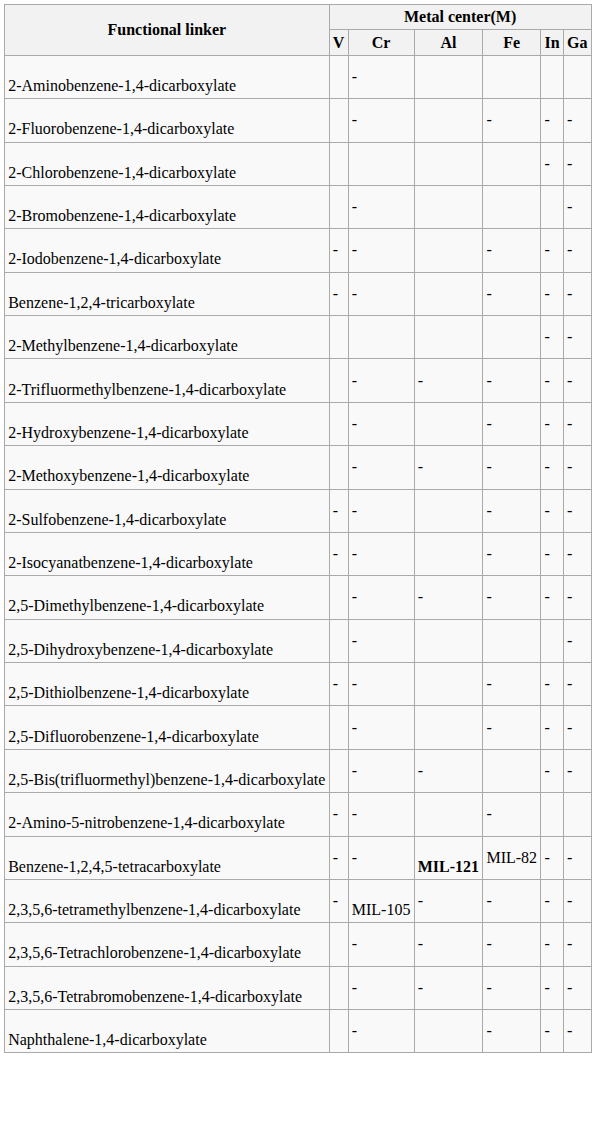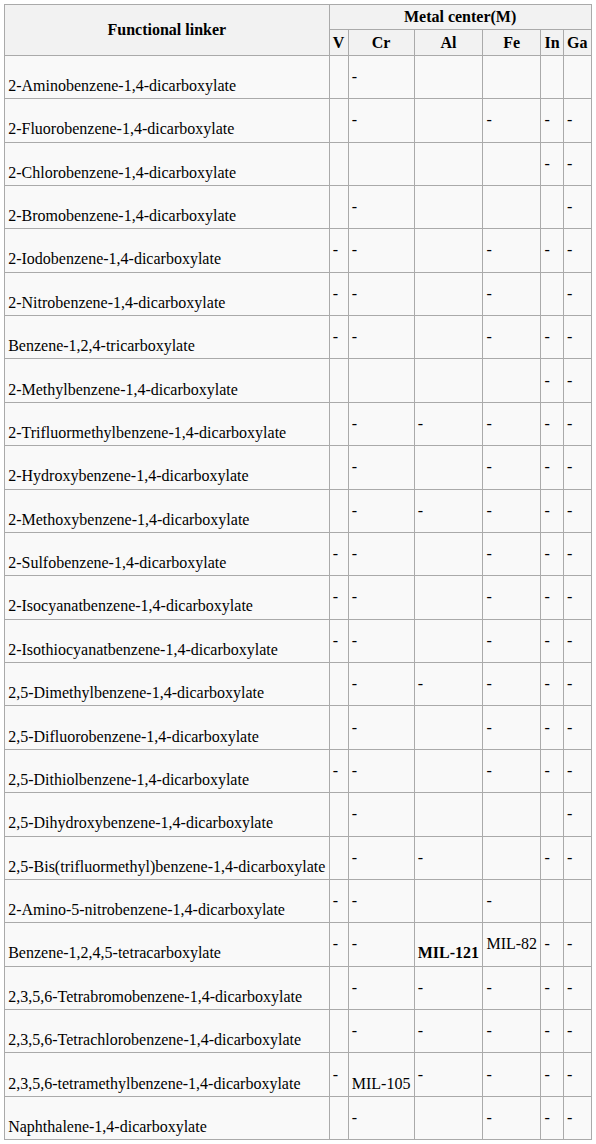+ row: (117, 302)
+ row: (143, 649)
rows swapped: (141, 649) <-> (133, 736)
rows swapped: (154, 910) <-> (155, 996)
